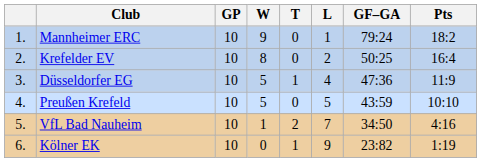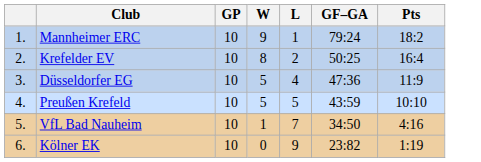- column: (295, 15)
